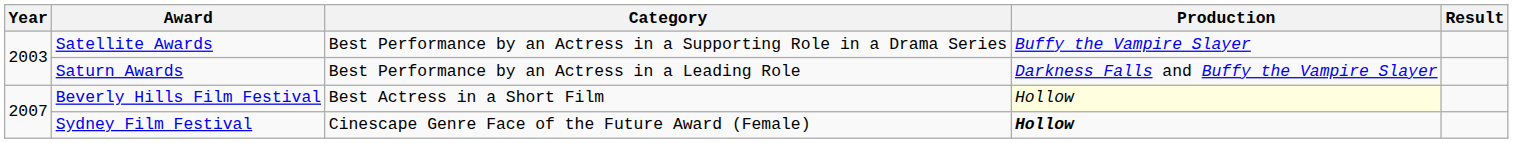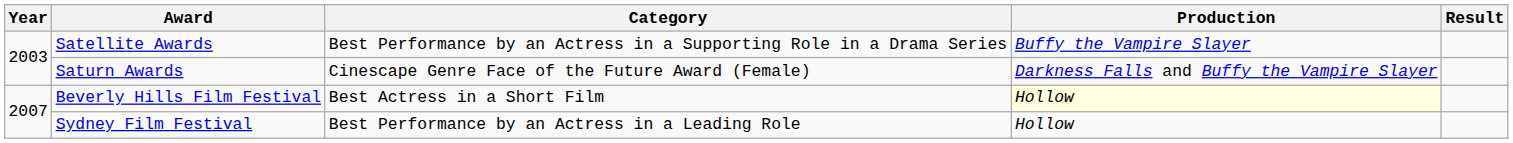(565, 71) Best Performance by an Actress in a Leading Role -> (570, 71) Cinescape Genre Face of the Future Award (Female)
(570, 125) Cinescape Genre Face of the Future Award (Female) -> (565, 125) Best Performance by an Actress in a Leading Role
(1044, 125) bold -> (1044, 125) normal
